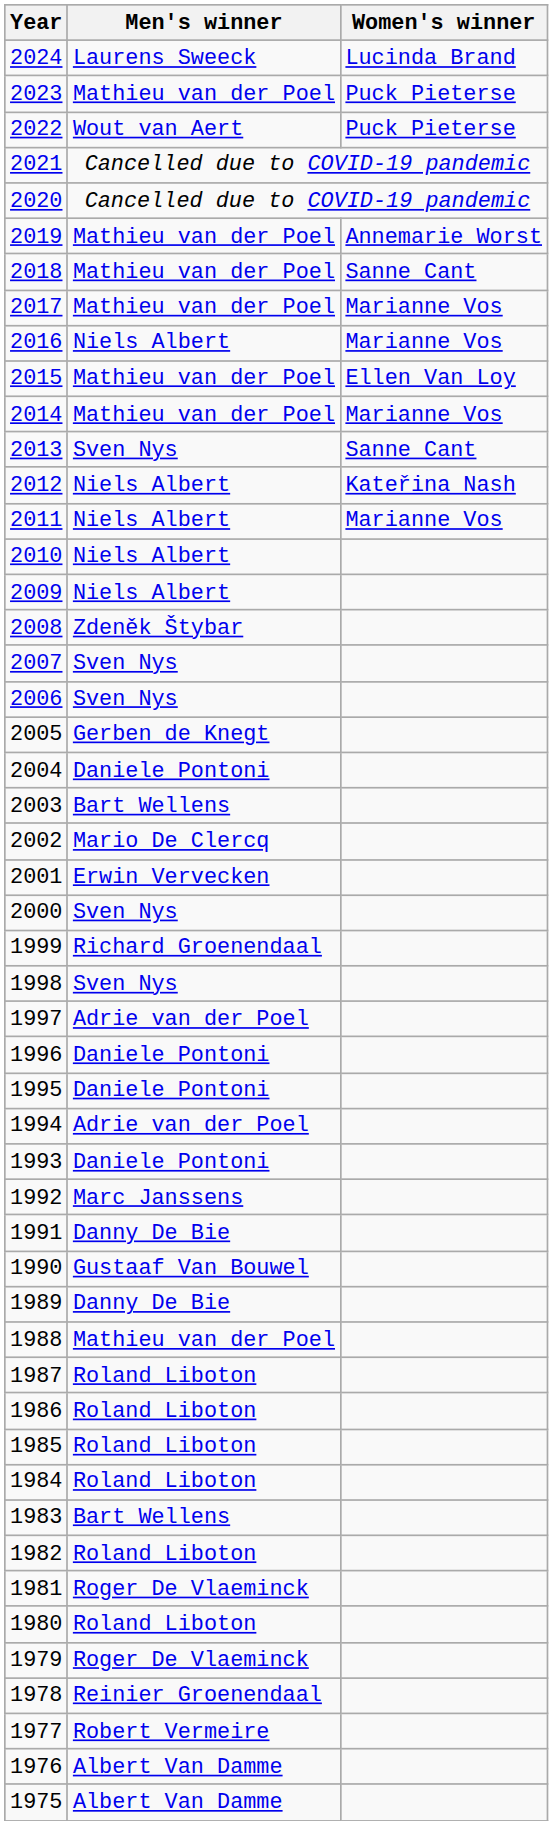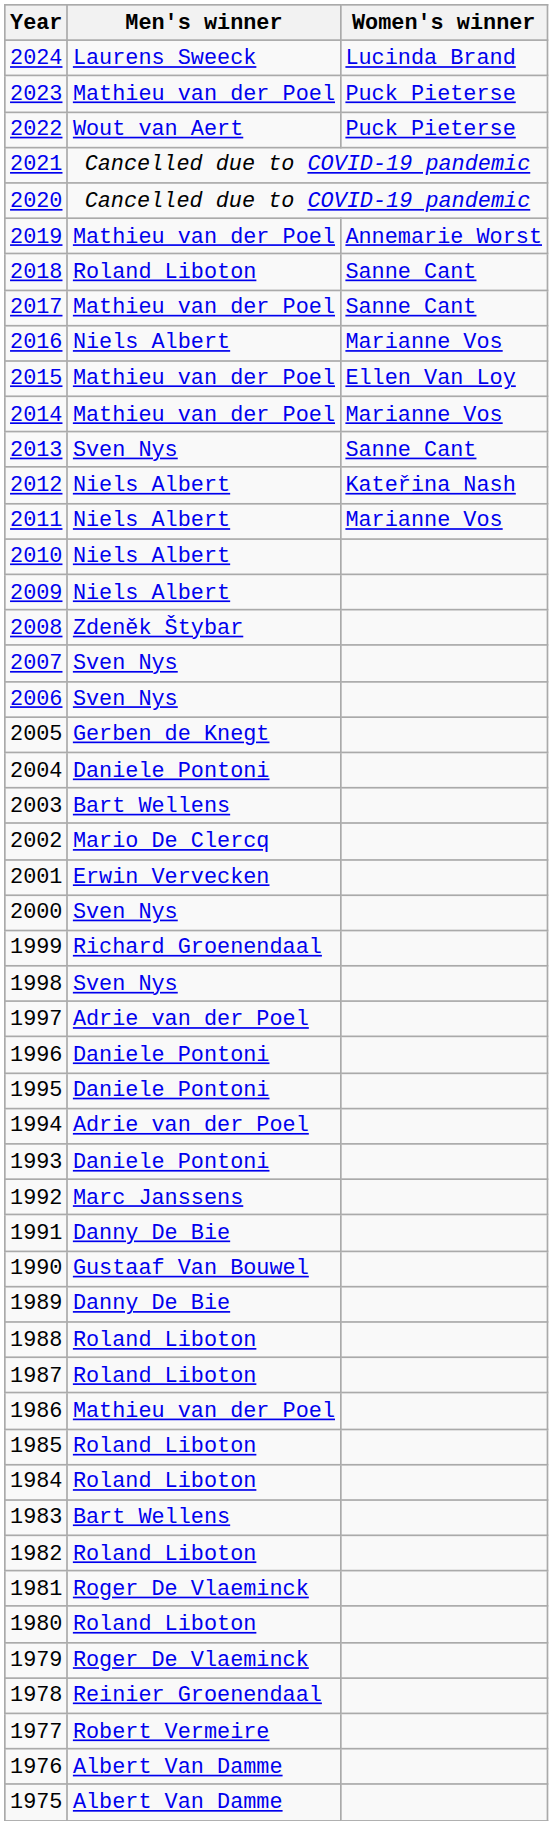(204, 272) Mathieu van der Poel -> (165, 272) Roland Liboton
(424, 307) Marianne Vos -> (411, 307) Sanne Cant
(204, 1340) Mathieu van der Poel -> (165, 1340) Roland Liboton
(165, 1411) Roland Liboton -> (204, 1411) Mathieu van der Poel
